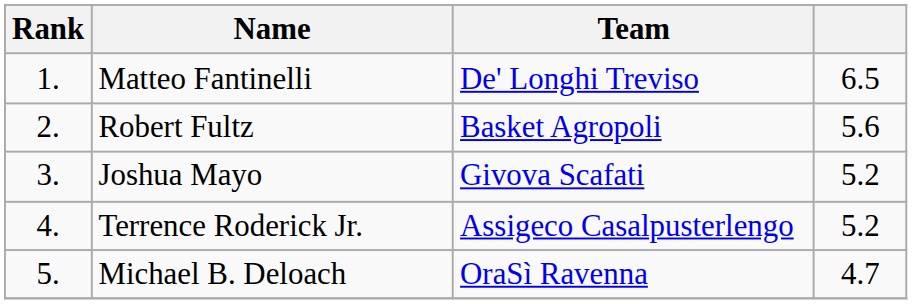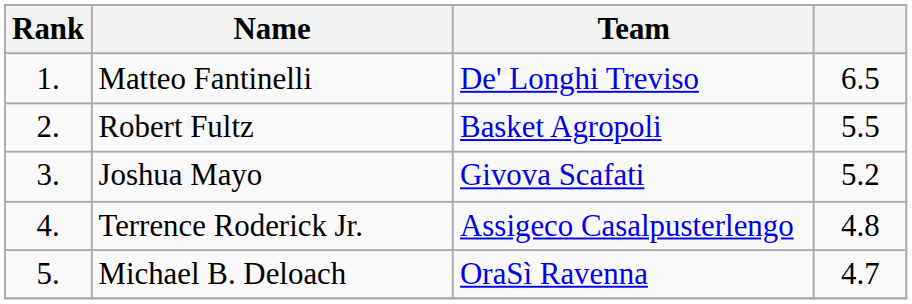(860, 126) 5.6 -> (860, 126) 5.5
(860, 224) 5.2 -> (860, 224) 4.8
